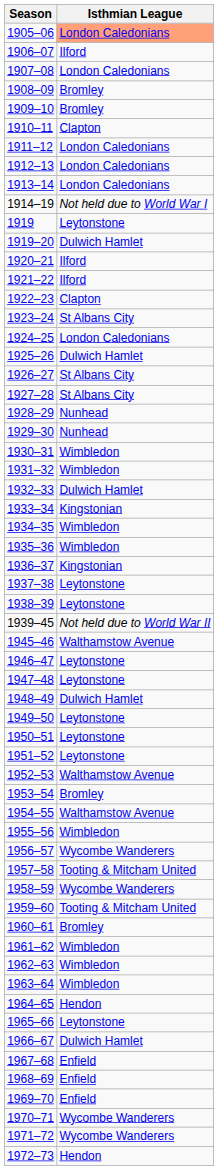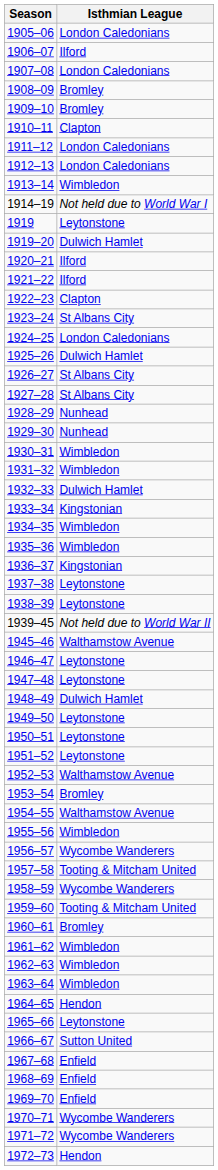(114, 33) lightsalmon background -> (114, 33) no background
(114, 185) London Caledonians -> (89, 185) Wimbledon
(101, 1041) Dulwich Hamlet -> (96, 1041) Sutton United
